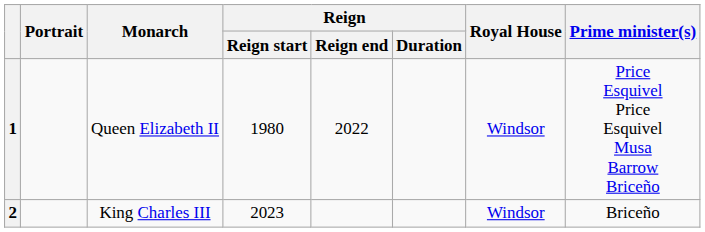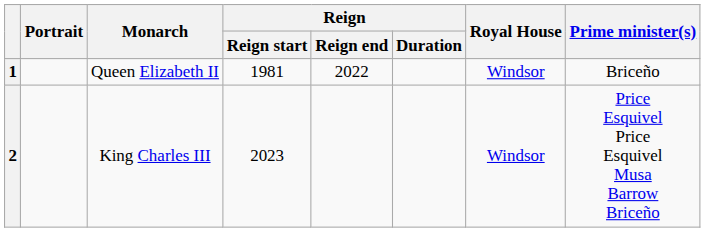(267, 128) 1980 -> (267, 71) 1981
(633, 128) Price Esquivel Price Esquivel Musa Barrow Briceño -> (633, 71) Briceño
(633, 213) Briceño -> (633, 155) Price Esquivel Price Esquivel Musa Barrow Briceño
